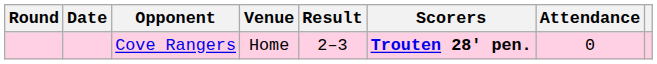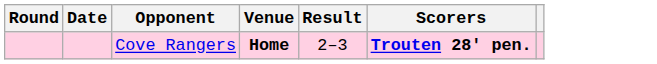- column: (590, 18)
(269, 46) normal -> (269, 46) bold
